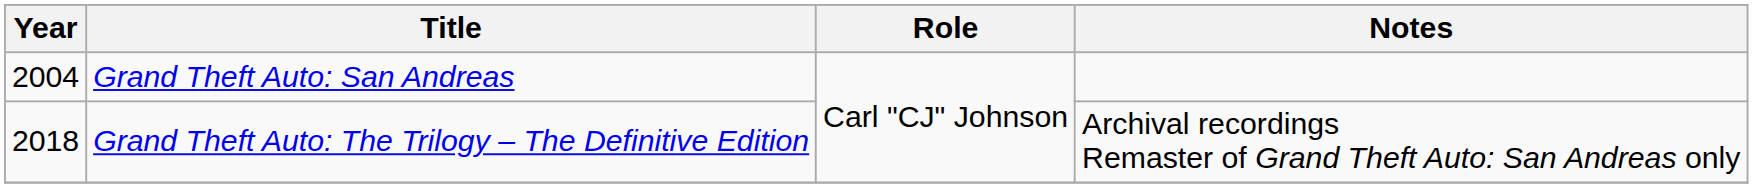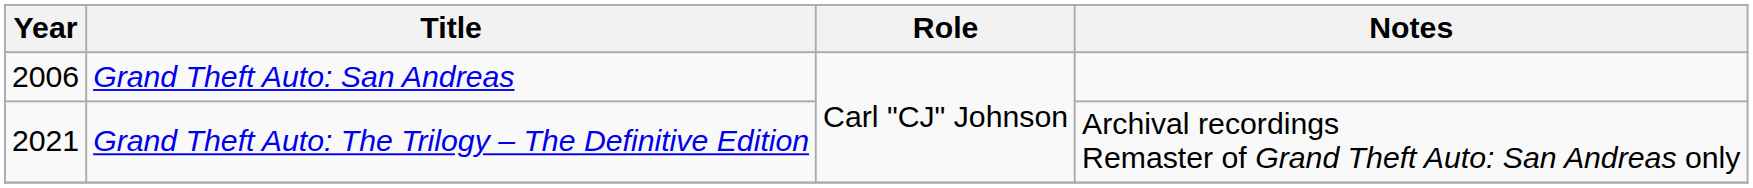(46, 76) 2004 -> (46, 76) 2006
(46, 141) 2018 -> (46, 141) 2021
